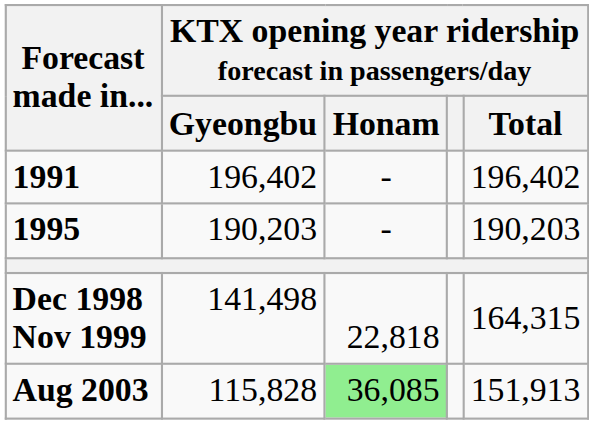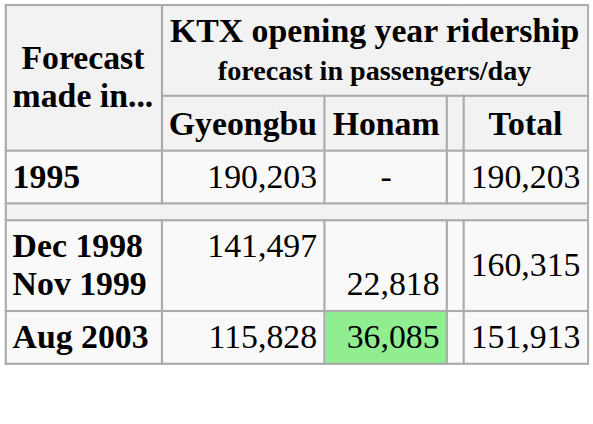- row: (46, 176)
(262, 317) 141,498 -> (262, 264) 141,497
(526, 317) 164,315 -> (526, 264) 160,315
